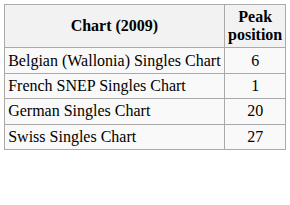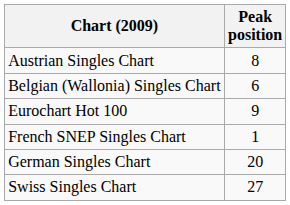+ row: (81, 60)
+ row: (68, 111)
